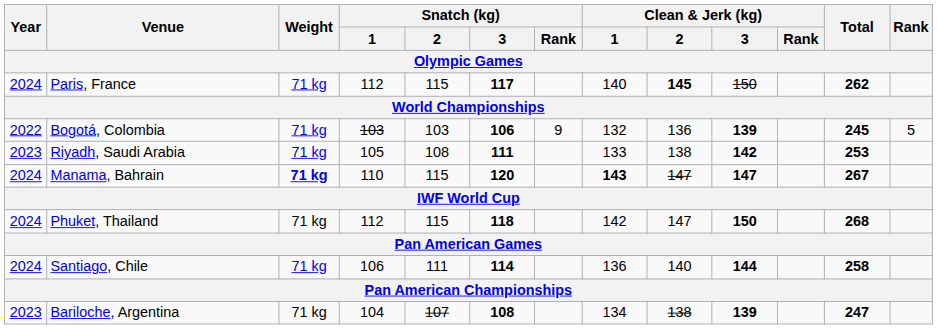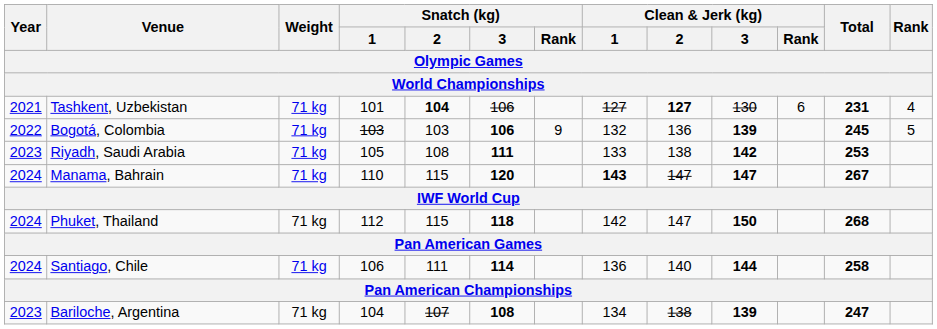- row: (93, 84)
+ row: (119, 107)
(309, 175) bold -> (309, 175) normal
